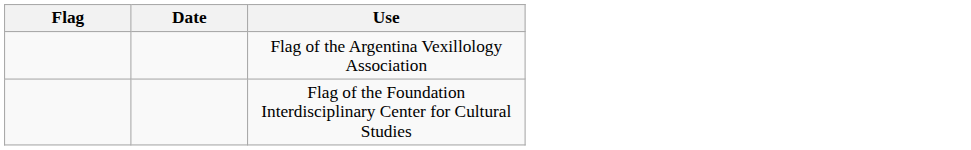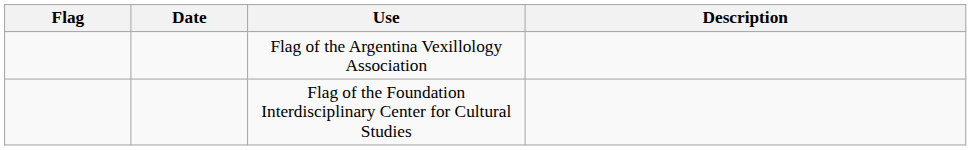+ column: (745, 18)
